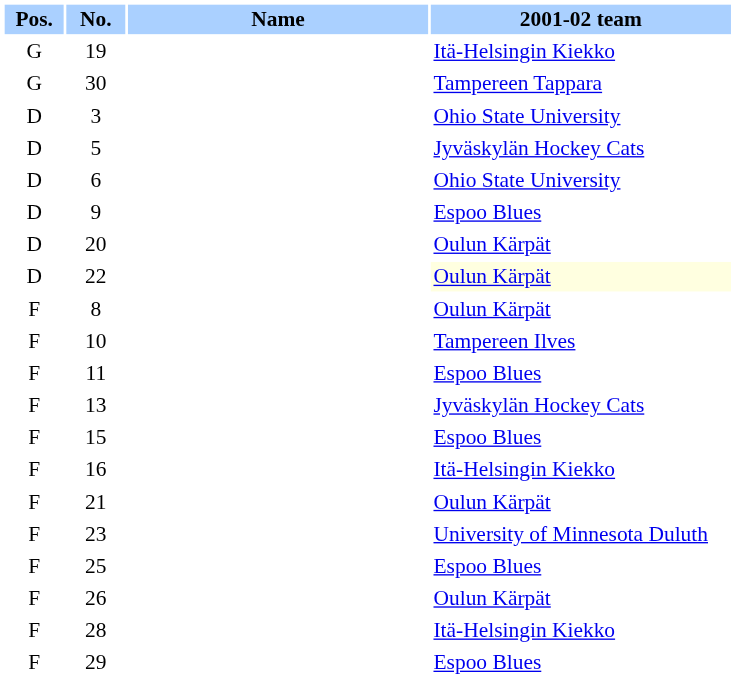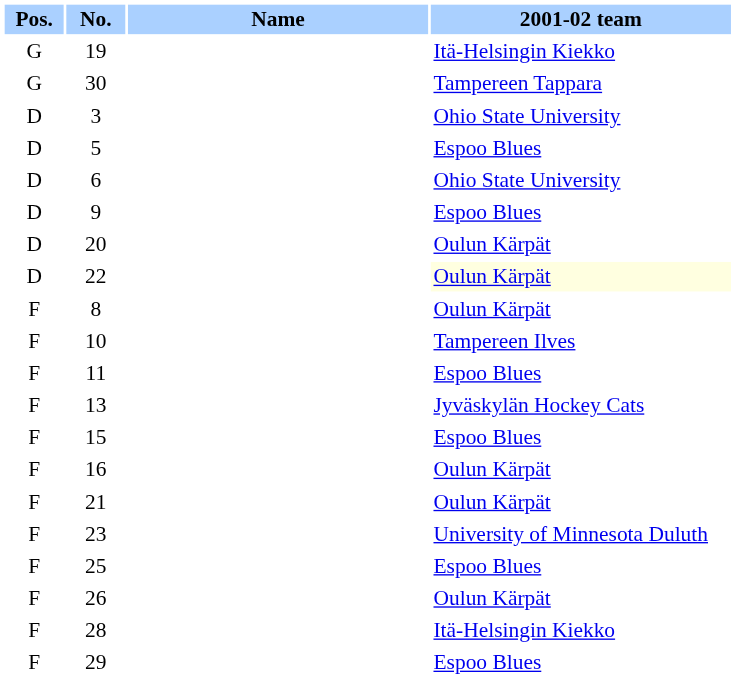(539, 147) Jyväskylän Hockey Cats -> (487, 147) Espoo Blues
(524, 469) Itä-Helsingin Kiekko -> (492, 469) Oulun Kärpät
